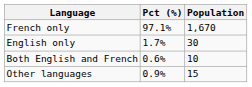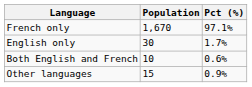columns swapped: (216, 12) <-> (163, 12)
